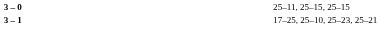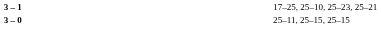rows swapped: (13, 20) <-> (13, 7)
